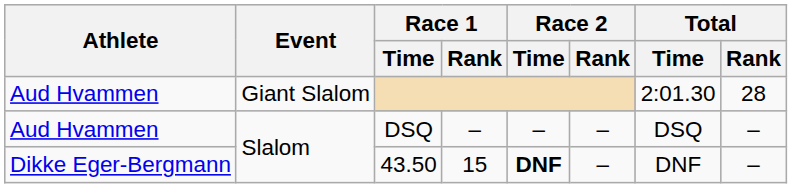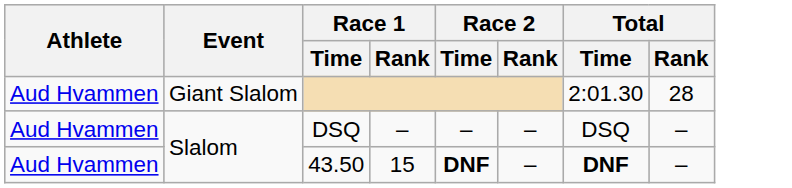(120, 165) Dikke Eger-Bergmann -> (84, 165) Aud Hvammen
(678, 165) normal -> (606, 165) bold
